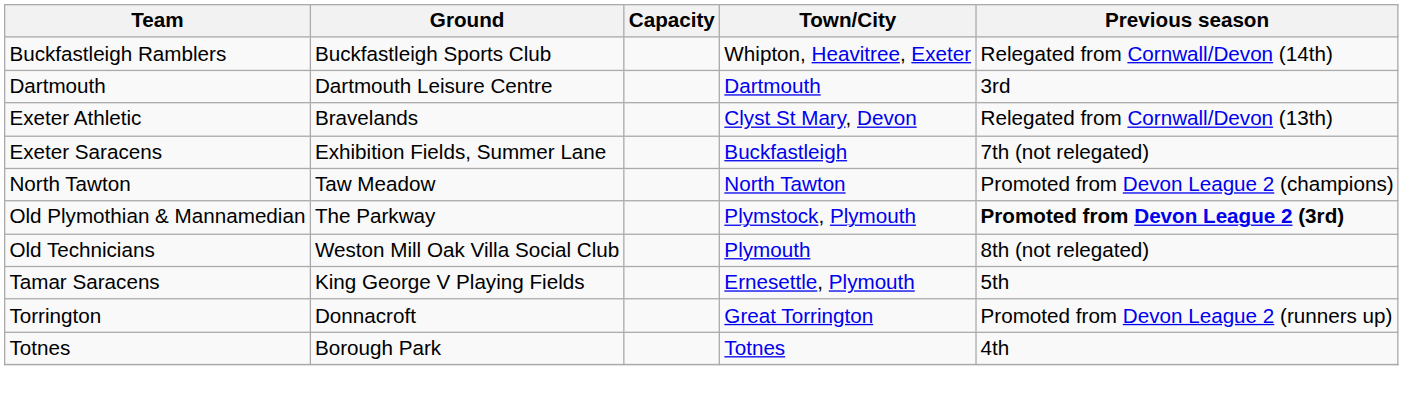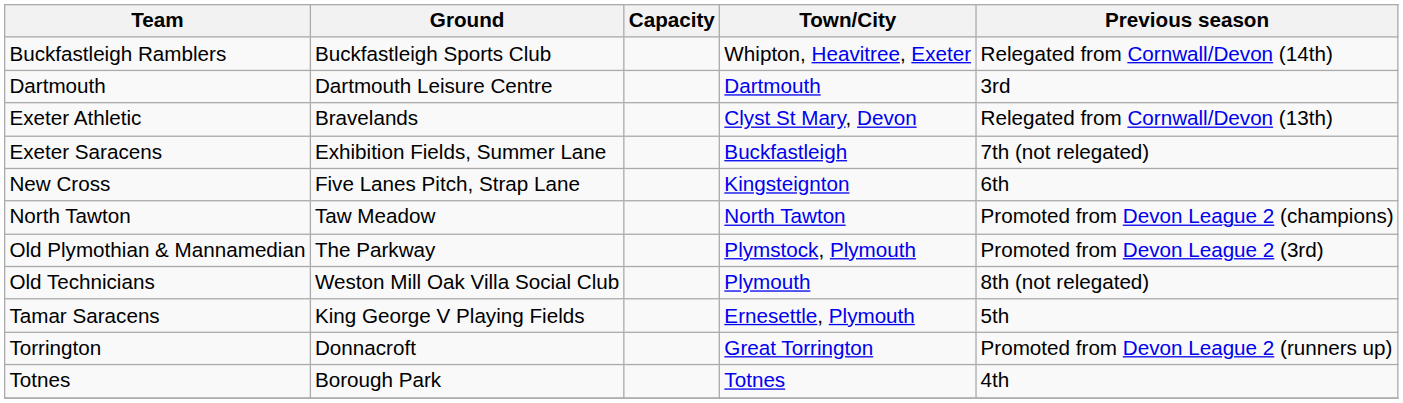+ row: (60, 184)
(1162, 217) bold -> (1152, 250) normal
